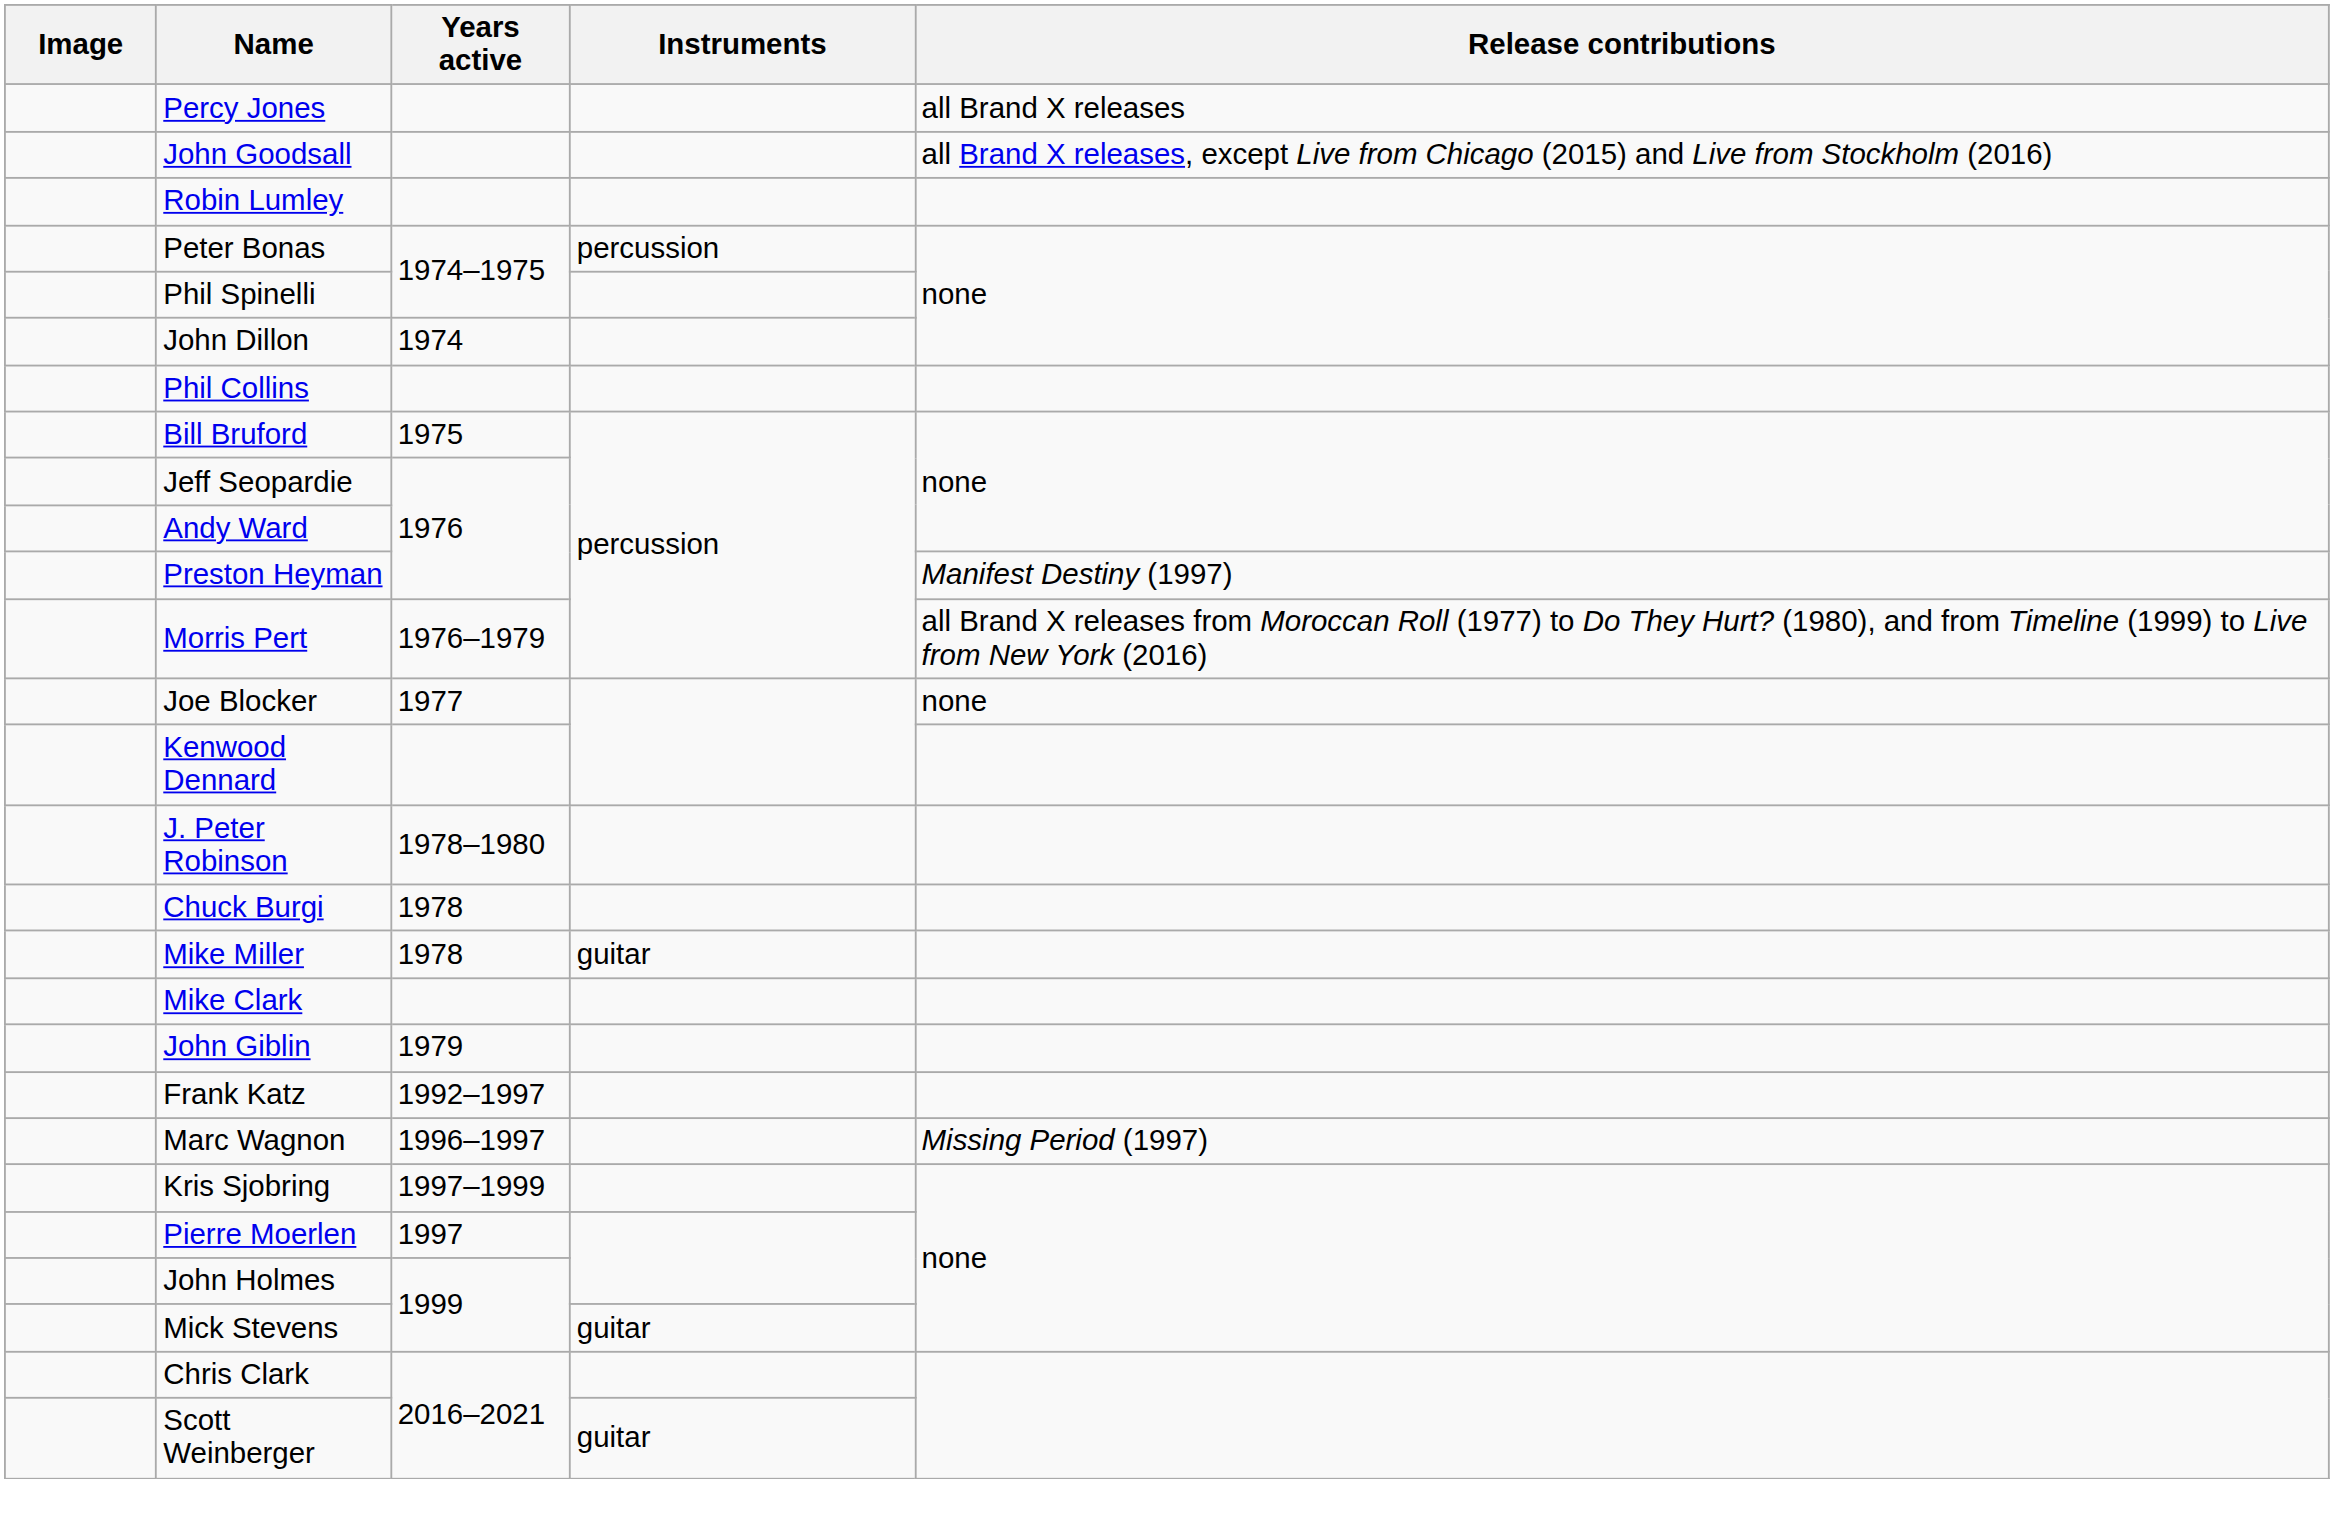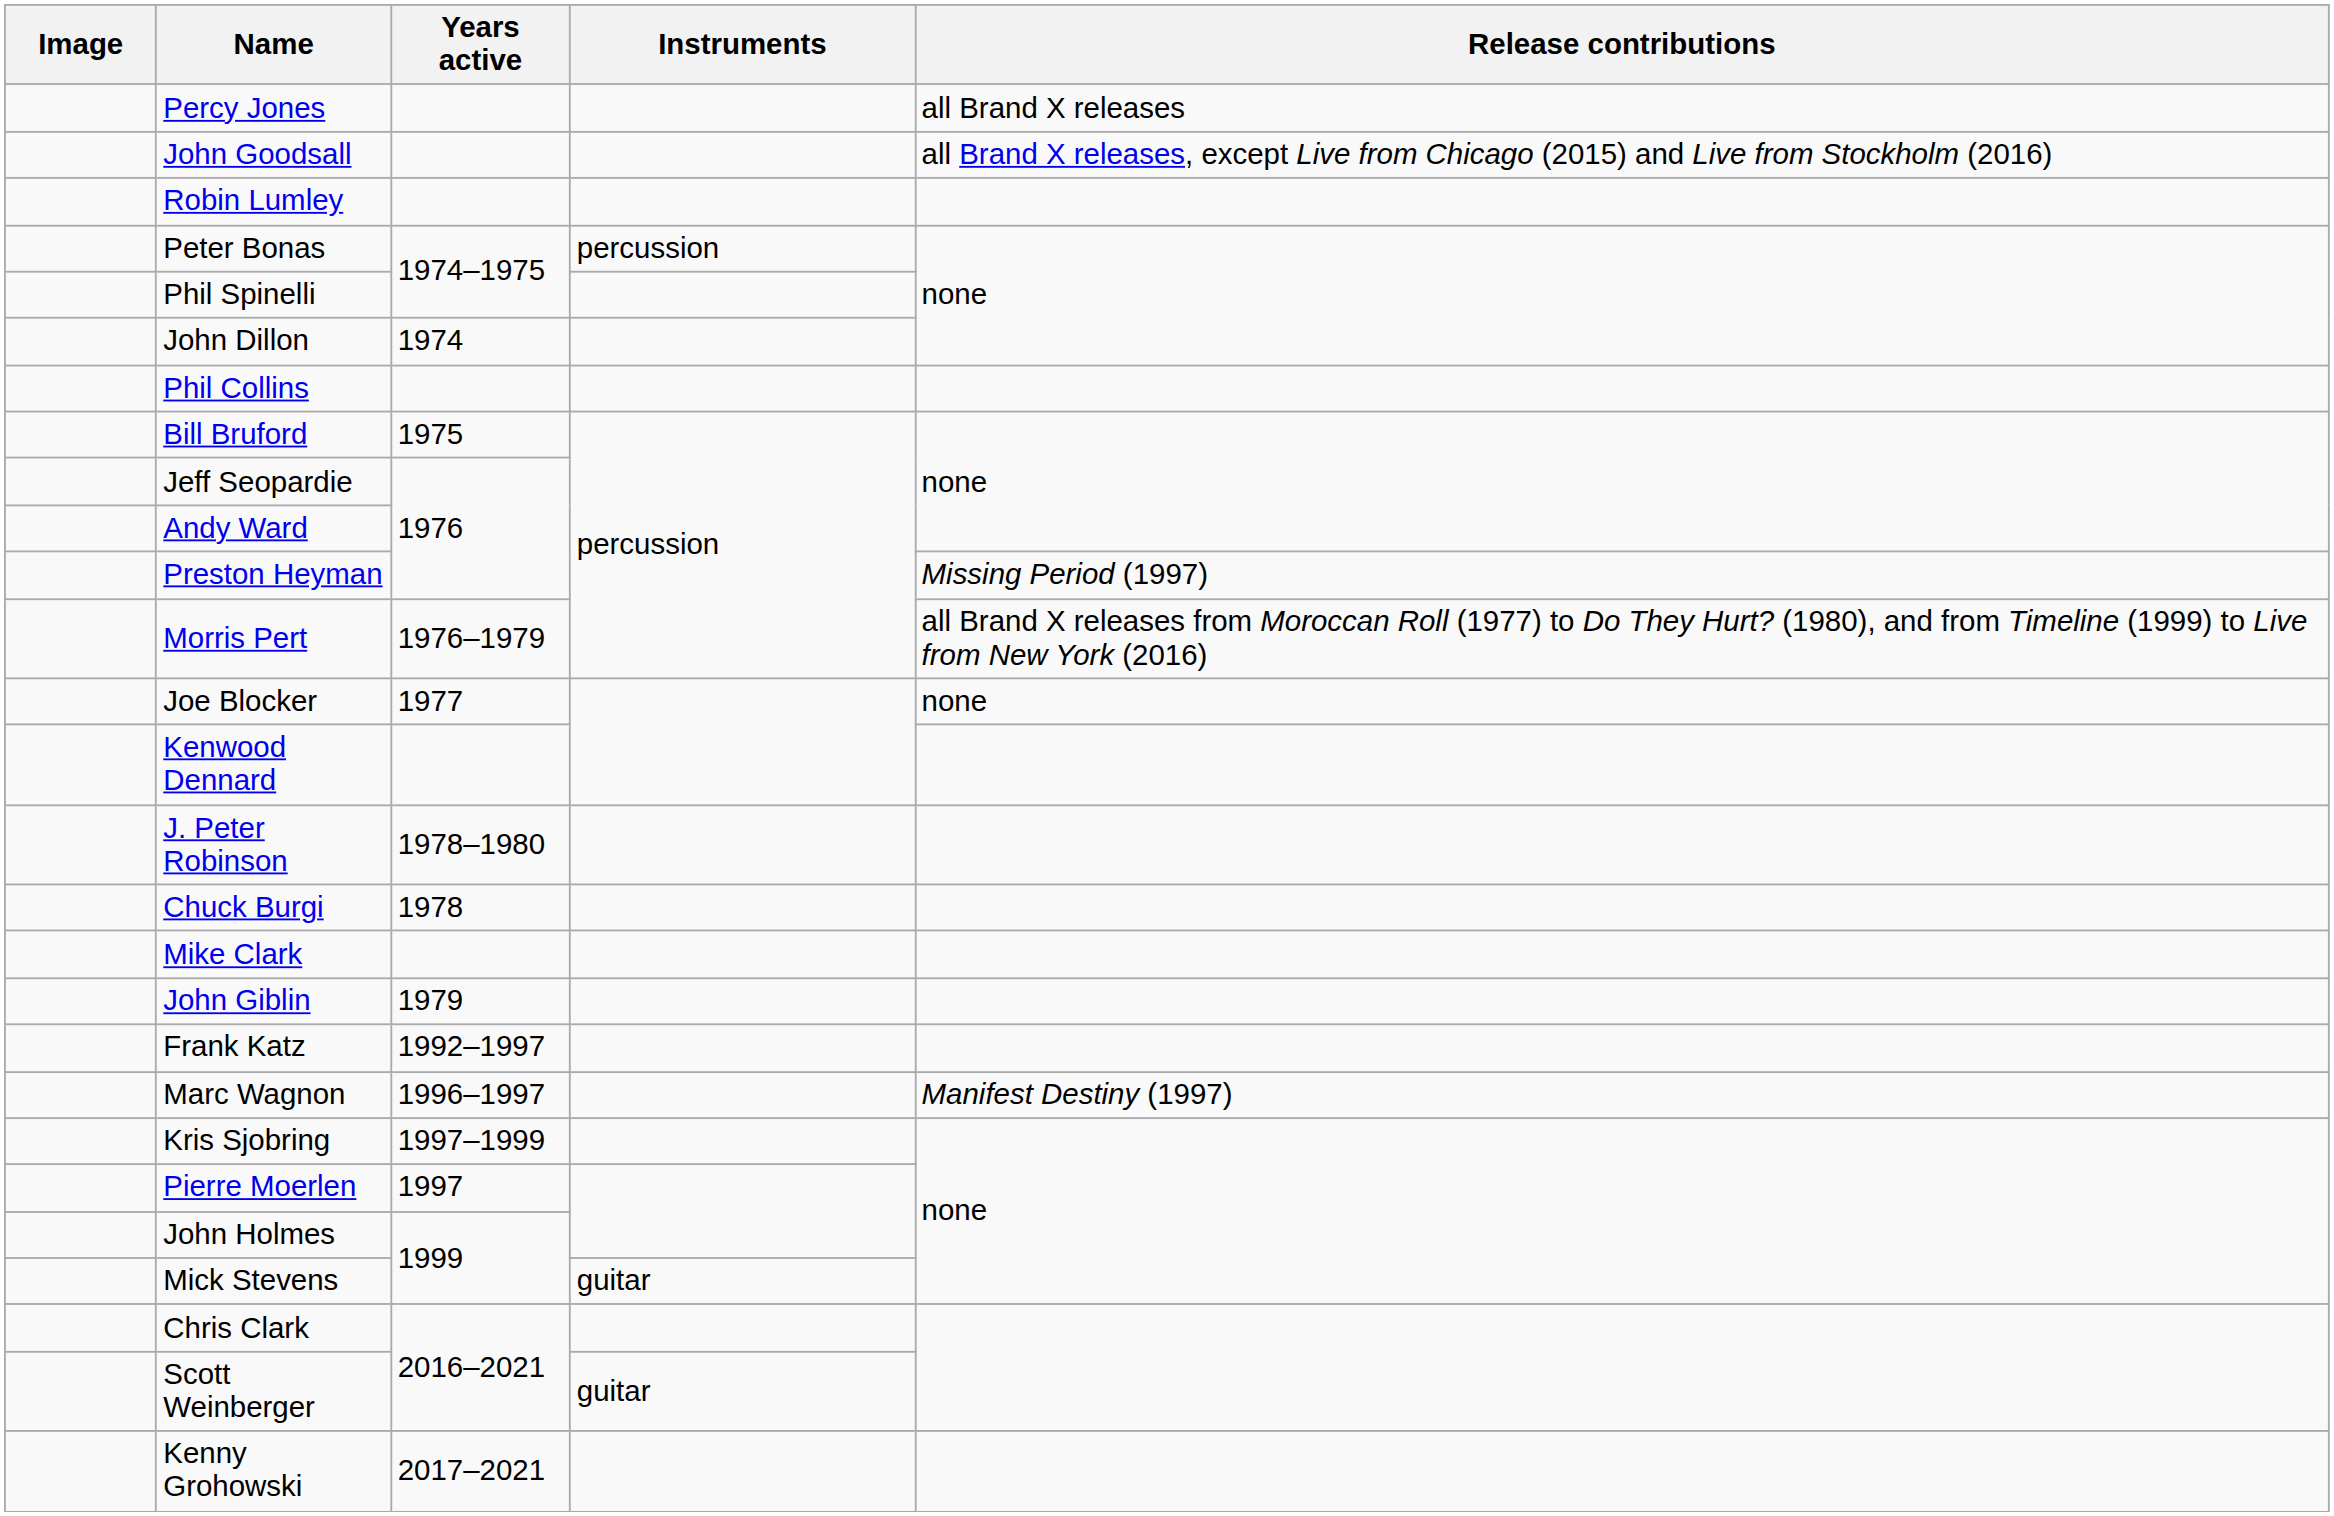(1077, 574) Manifest Destiny (1997) -> (1065, 574) Missing Period (1997)
- row: (234, 954)
(1065, 1140) Missing Period (1997) -> (1077, 1094) Manifest Destiny (1997)
+ row: (233, 1470)
